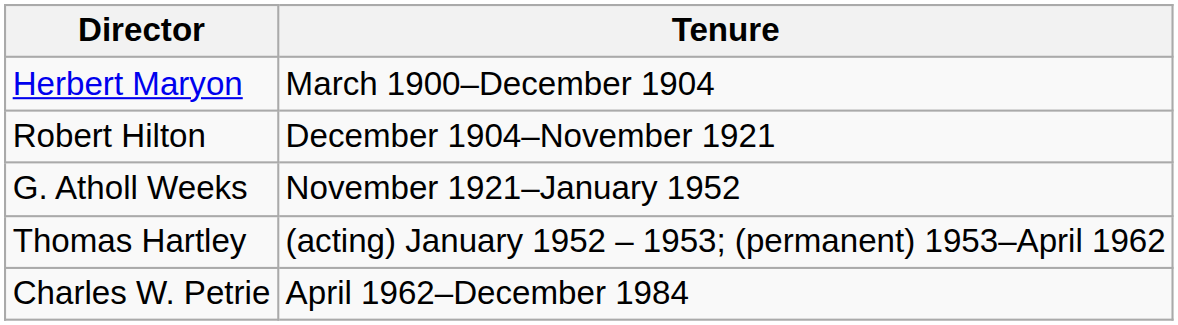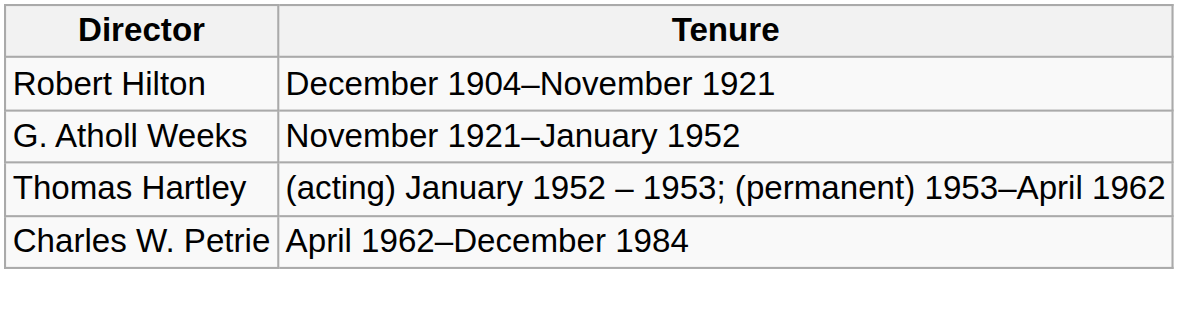- row: (128, 83)
